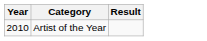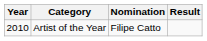+ column: (138, 12)
